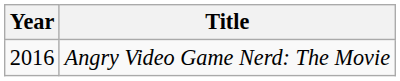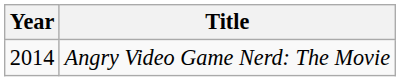(32, 57) 2016 -> (32, 57) 2014
